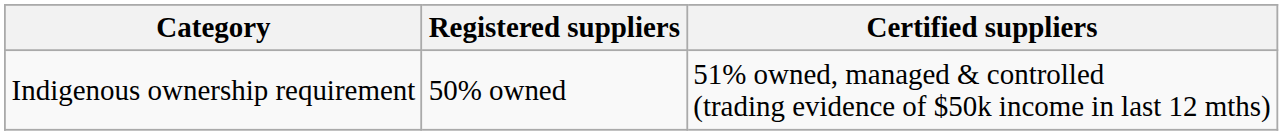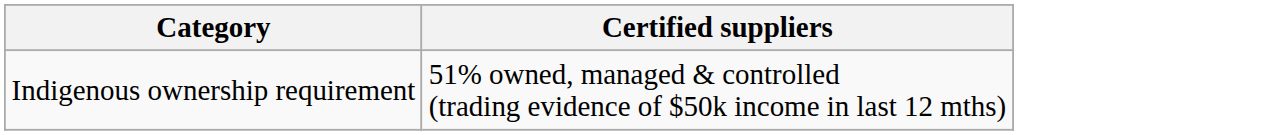- column: (554, 27)
